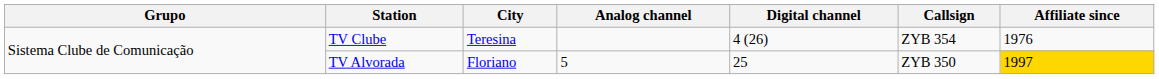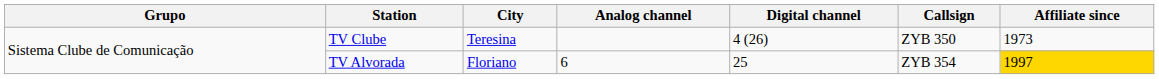(929, 39) ZYB 354 -> (929, 39) ZYB 350
(1018, 39) 1976 -> (1018, 39) 1973
(564, 62) 5 -> (564, 62) 6
(929, 62) ZYB 350 -> (929, 62) ZYB 354
